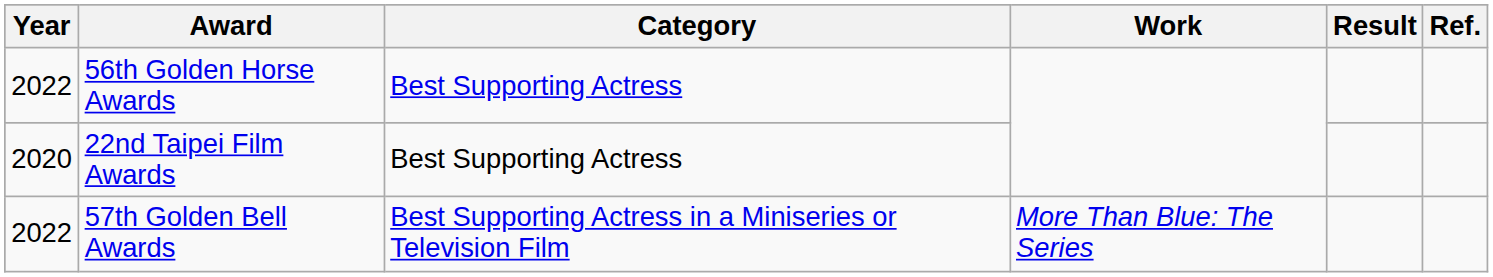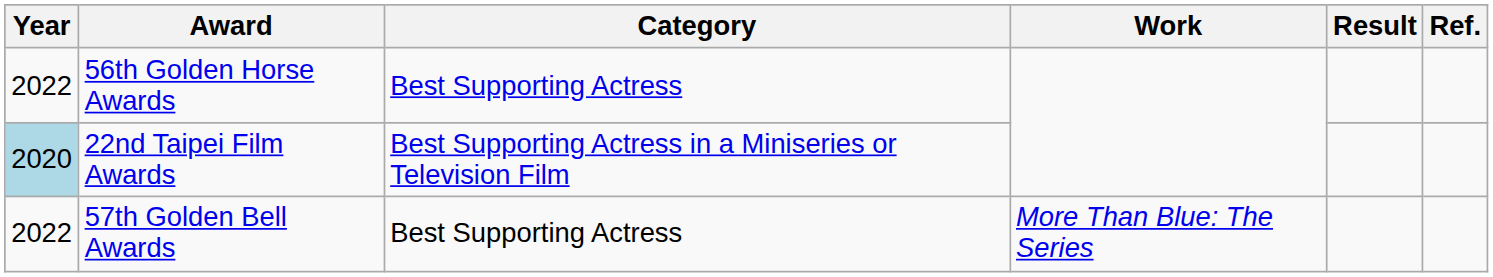(42, 159) no background -> (42, 159) lightblue background
(536, 159) Best Supporting Actress -> (643, 159) Best Supporting Actress in a Miniseries or Television Film
(643, 233) Best Supporting Actress in a Miniseries or Television Film -> (536, 233) Best Supporting Actress
